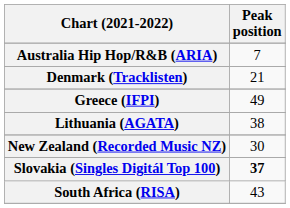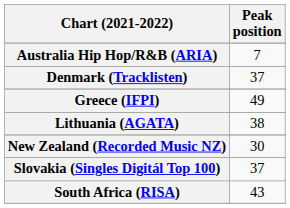(257, 77) 21 -> (257, 77) 37
(257, 169) bold -> (257, 169) normal
